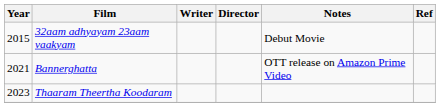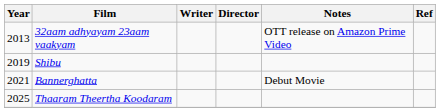(18, 37) 2015 -> (18, 37) 2013
(294, 37) Debut Movie -> (335, 37) OTT release on Amazon Prime Video
+ row: (48, 62)
(335, 68) OTT release on Amazon Prime Video -> (294, 80) Debut Movie
(18, 93) 2023 -> (18, 98) 2025
